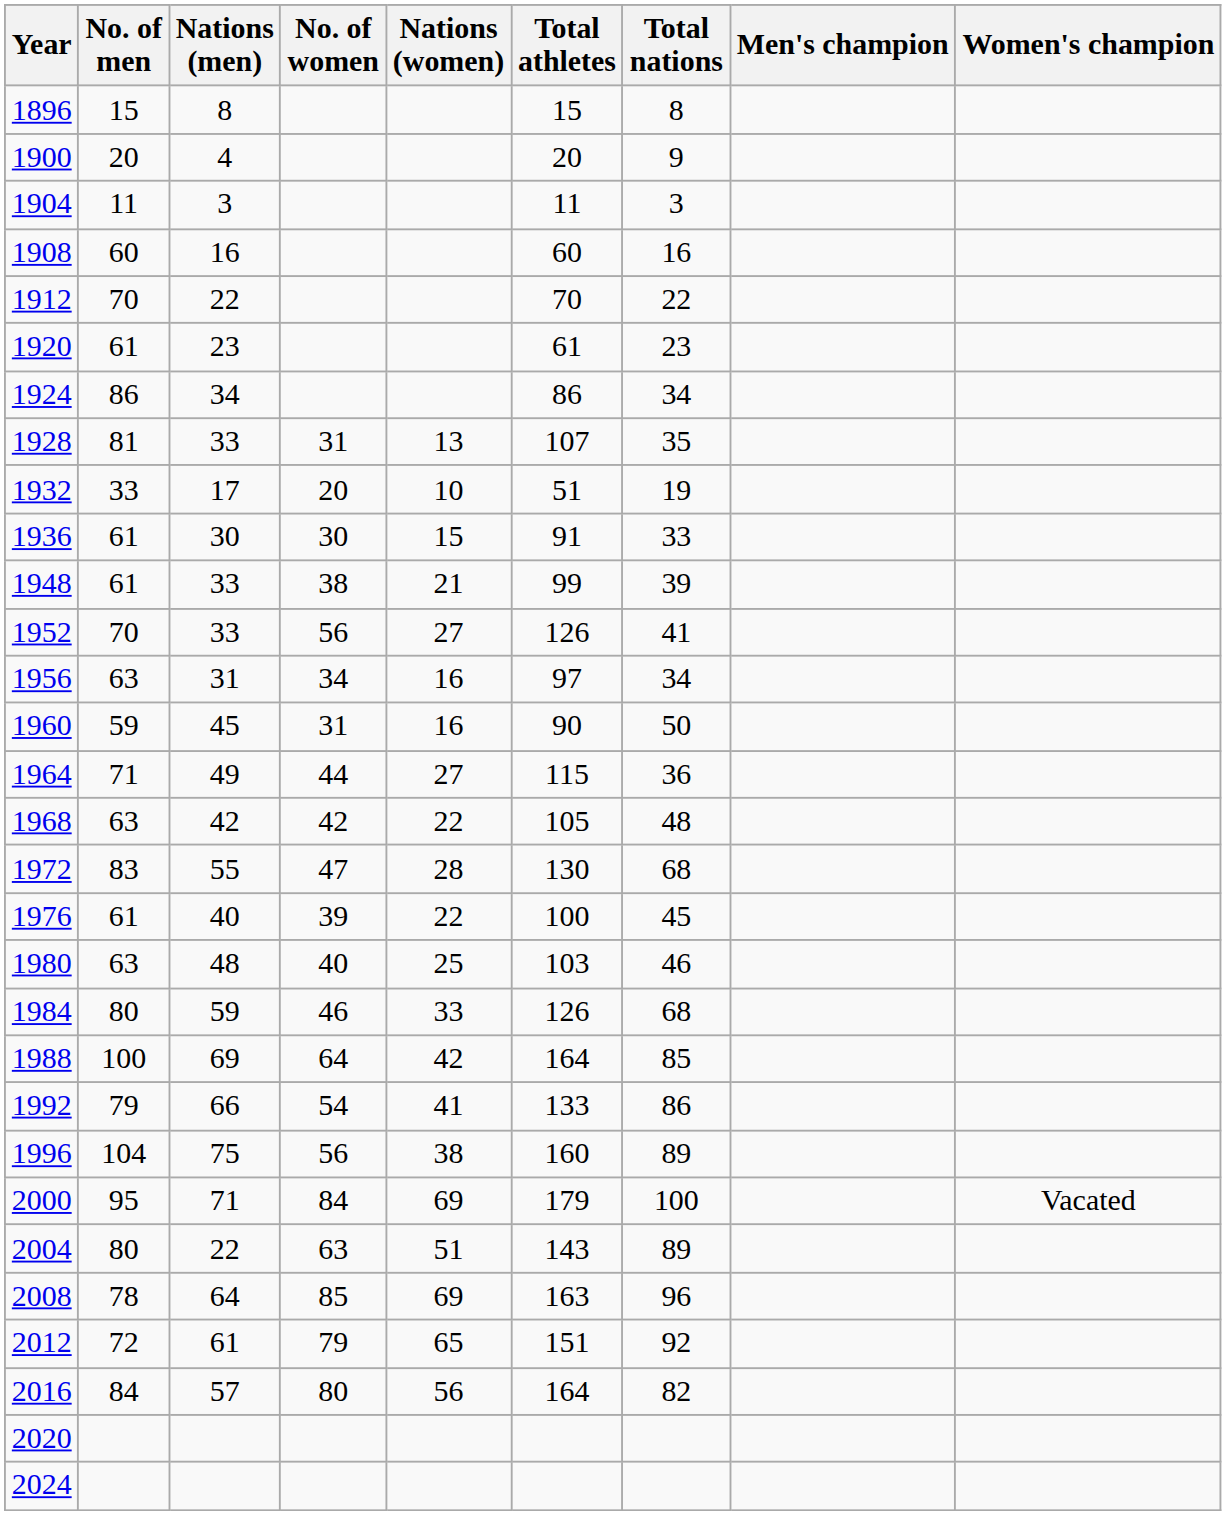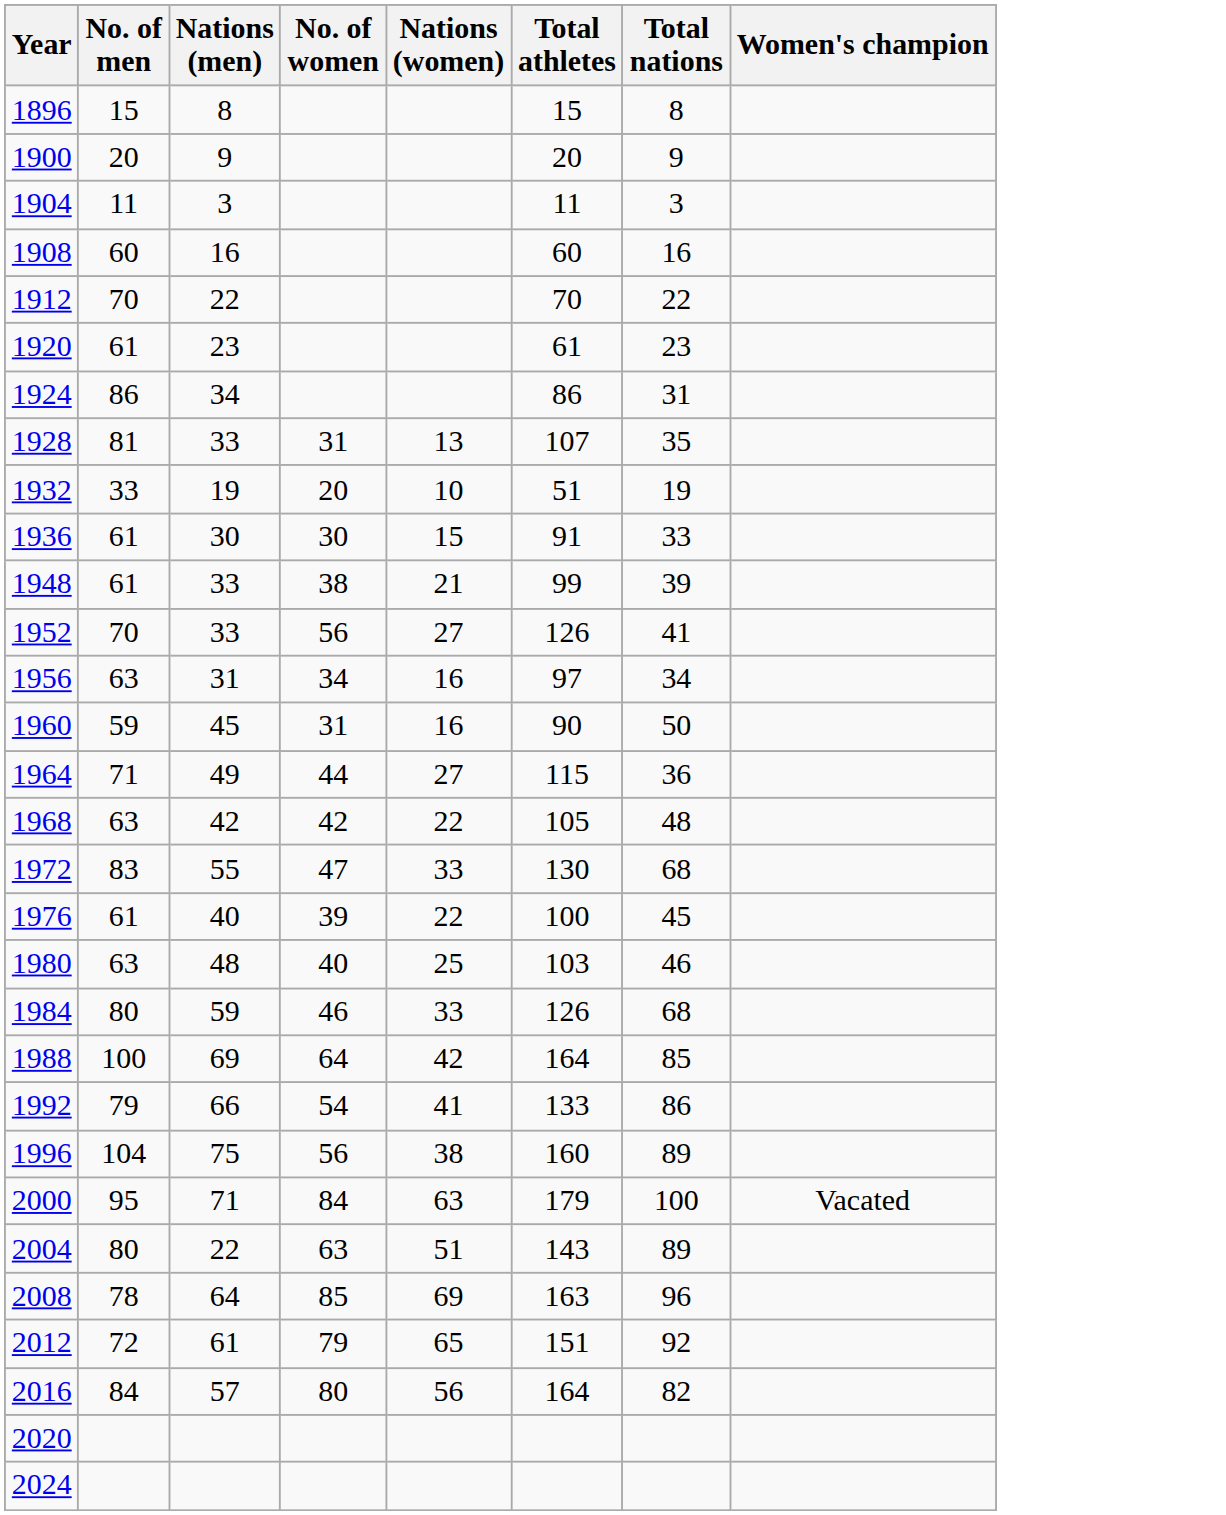- column: (843, 45)
(225, 156) 4 -> (225, 156) 9
(676, 394) 34 -> (676, 394) 31
(225, 488) 17 -> (225, 488) 19
(448, 868) 28 -> (448, 868) 33
(448, 1200) 69 -> (448, 1200) 63
